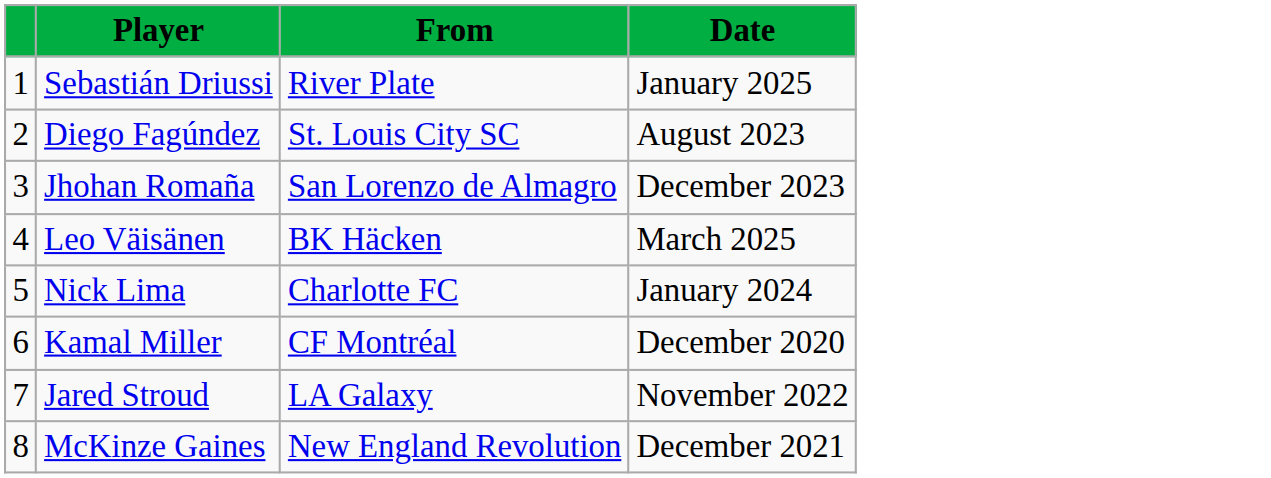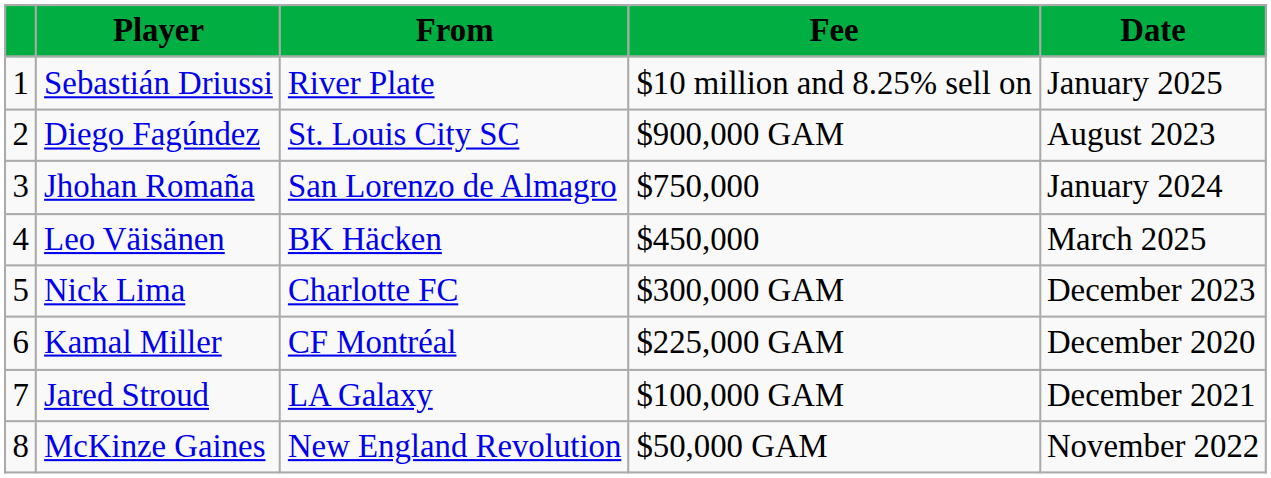+ column: (834, 30)
(741, 186) December 2023 -> (1135, 186) January 2024
(724, 290) January 2024 -> (1151, 290) December 2023
(743, 394) November 2022 -> (1151, 394) December 2021
(741, 446) December 2021 -> (1153, 446) November 2022
